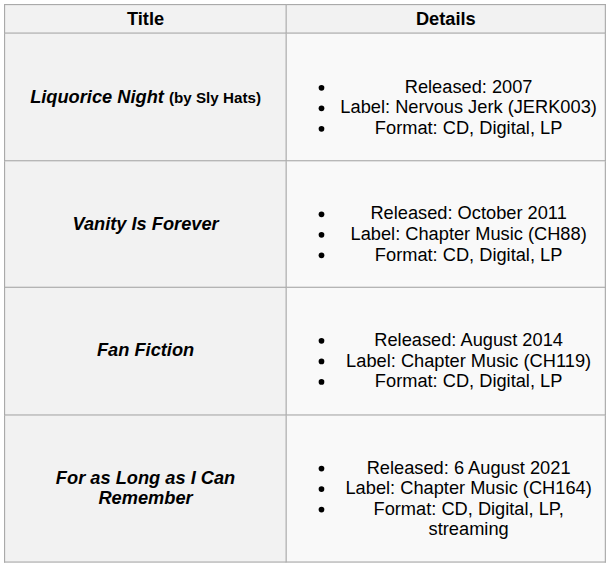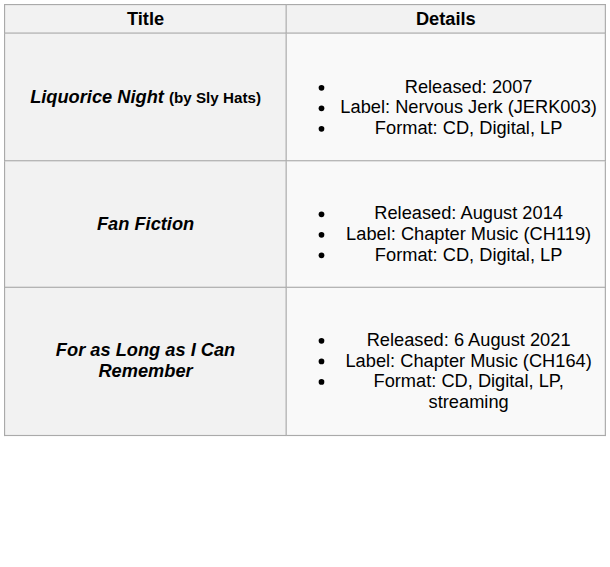- row: (146, 223)
